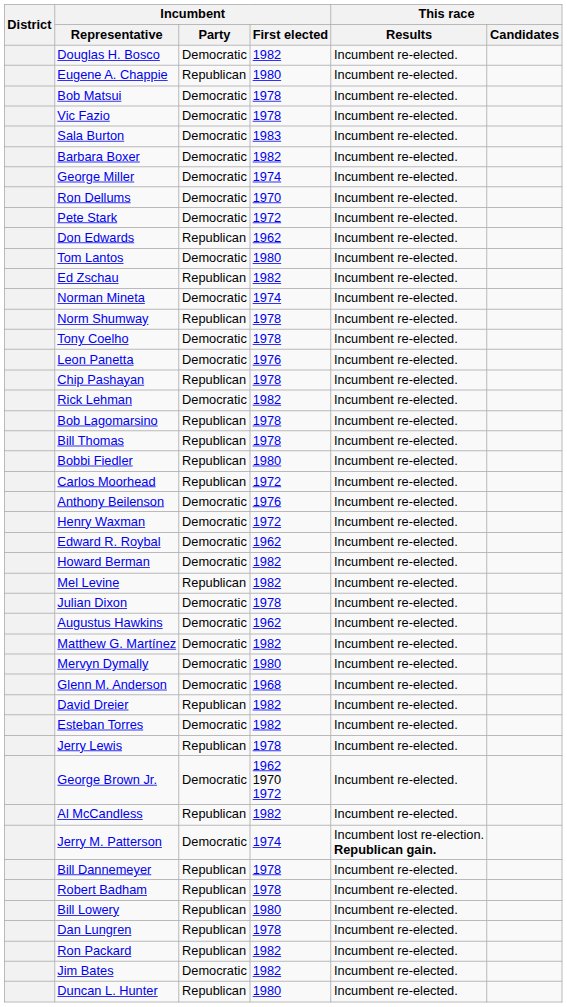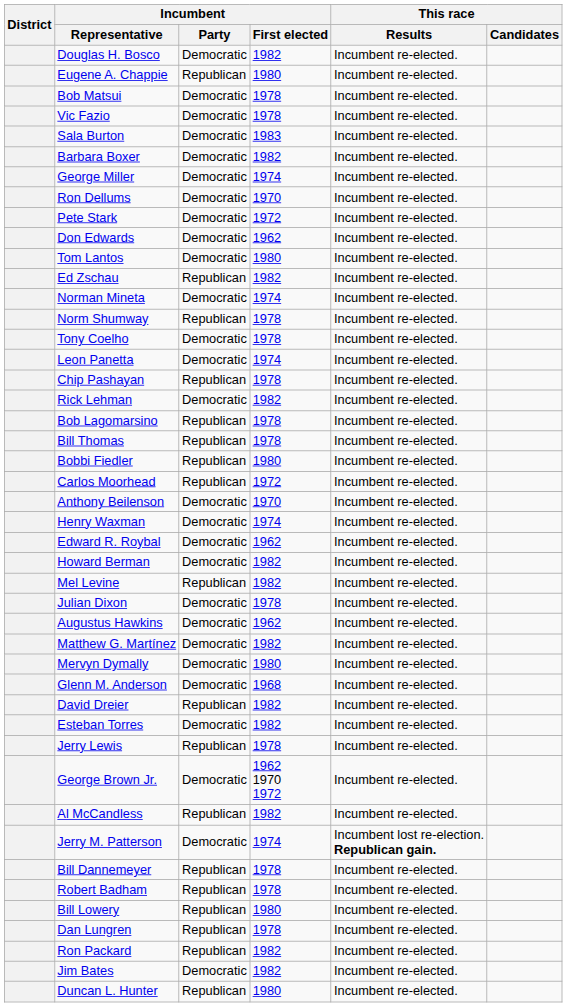(214, 237) Republican -> (214, 237) Democratic
(267, 359) 1976 -> (267, 359) 1974
(267, 501) 1976 -> (267, 501) 1970
(267, 522) 1972 -> (267, 522) 1974
